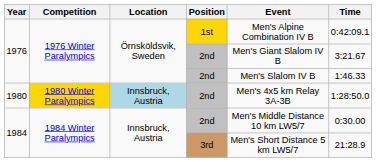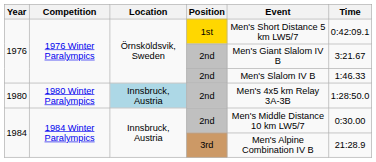(278, 32) Men's Alpine Combination IV B -> (278, 32) Men's Short Distance 5 km LW5/7
(70, 96) gold background -> (70, 96) no background
(278, 145) Men's Short Distance 5 km LW5/7 -> (278, 145) Men's Alpine Combination IV B
